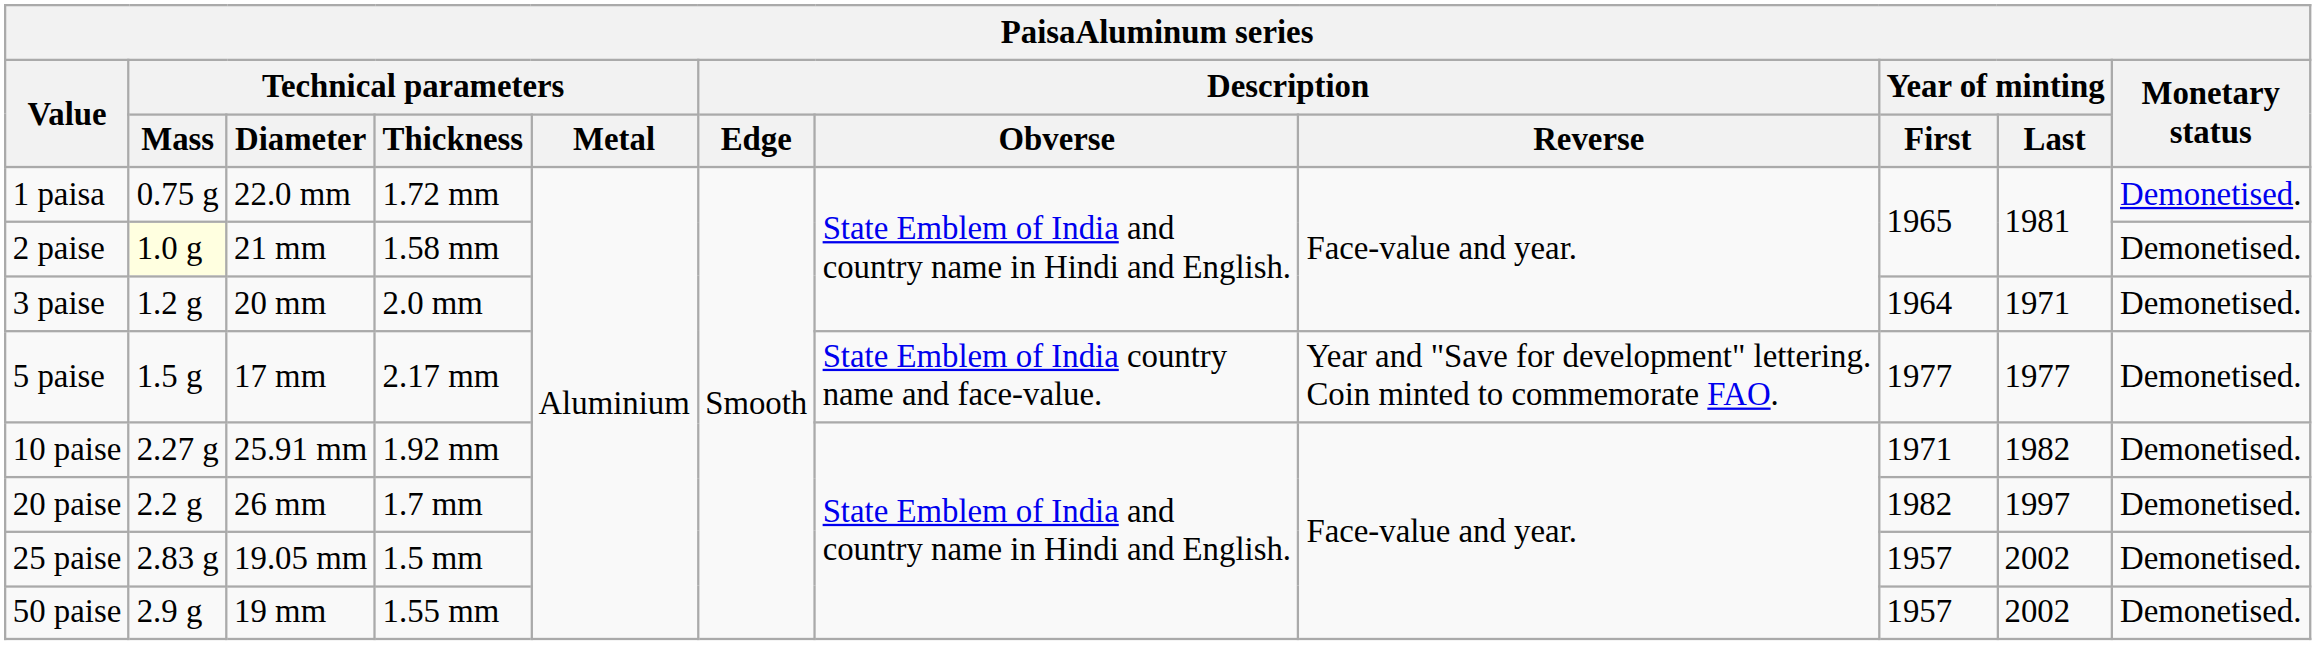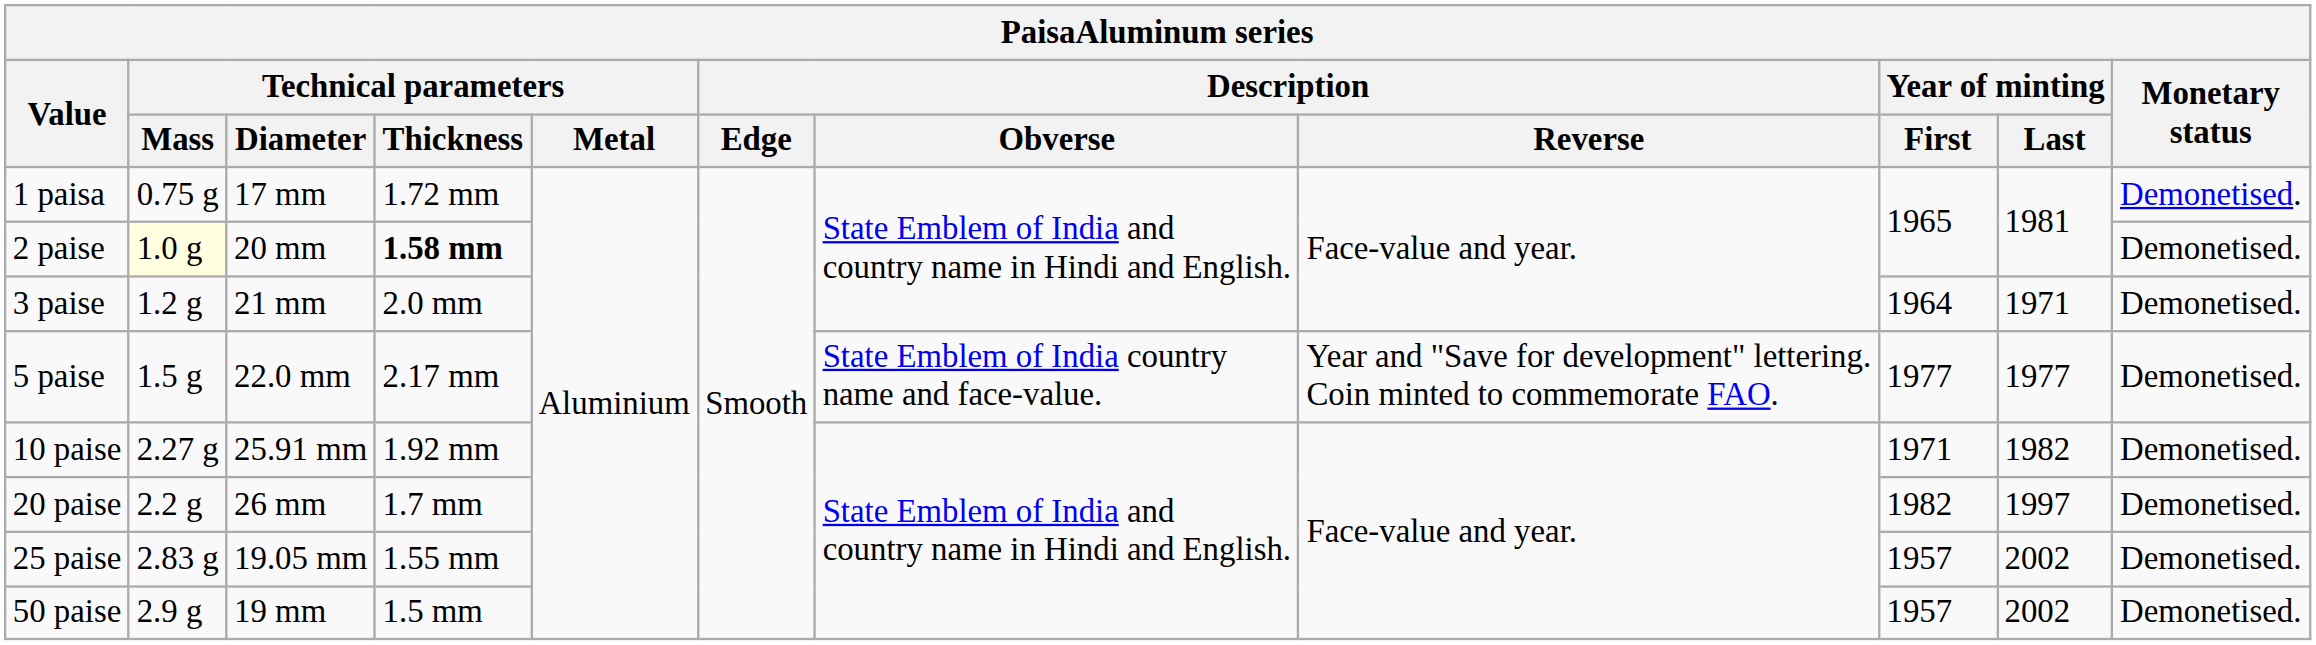(292, 194) 22.0 mm -> (280, 194) 17 mm
(280, 248) 21 mm -> (280, 248) 20 mm
(441, 248) normal -> (443, 248) bold
(280, 302) 20 mm -> (280, 302) 21 mm
(280, 376) 17 mm -> (292, 376) 22.0 mm
(433, 558) 1.5 mm -> (441, 558) 1.55 mm
(441, 612) 1.55 mm -> (433, 612) 1.5 mm
